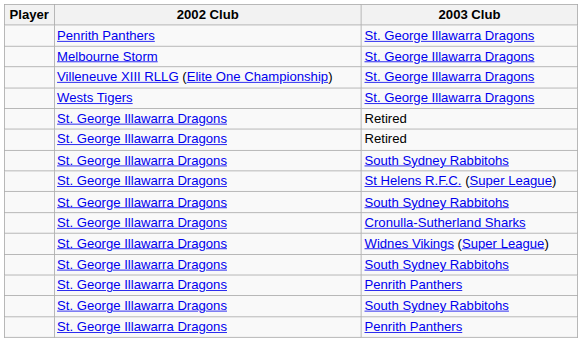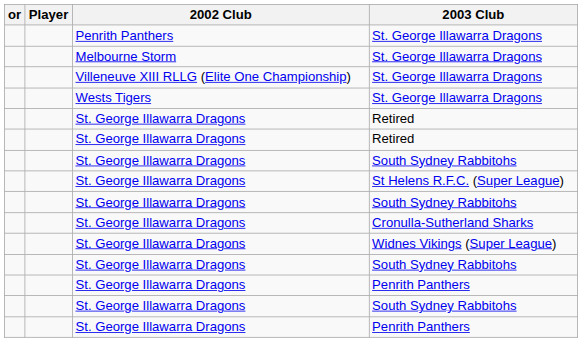+ column: (15, 14)
